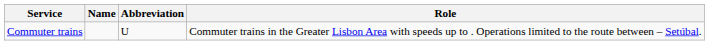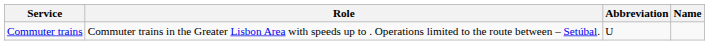columns swapped: (102, 13) <-> (445, 13)
